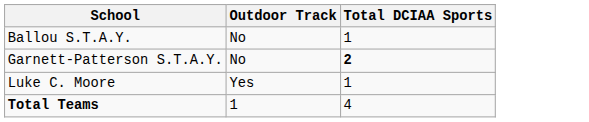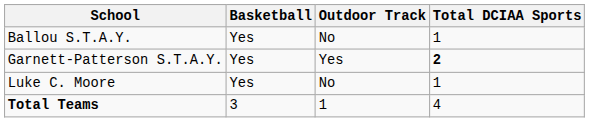+ column: (271, 16)
(238, 61) No -> (331, 61) Yes
(242, 83) Yes -> (327, 83) No
